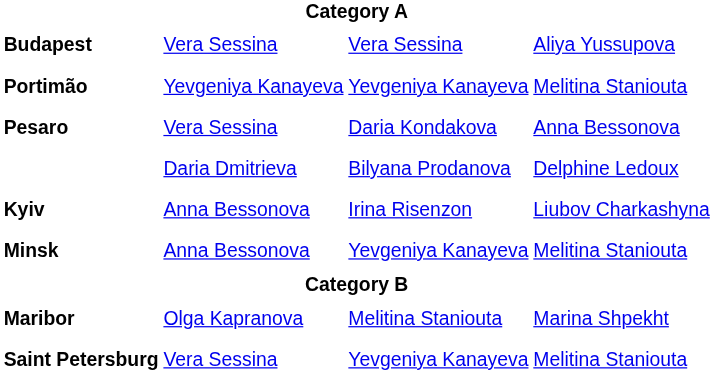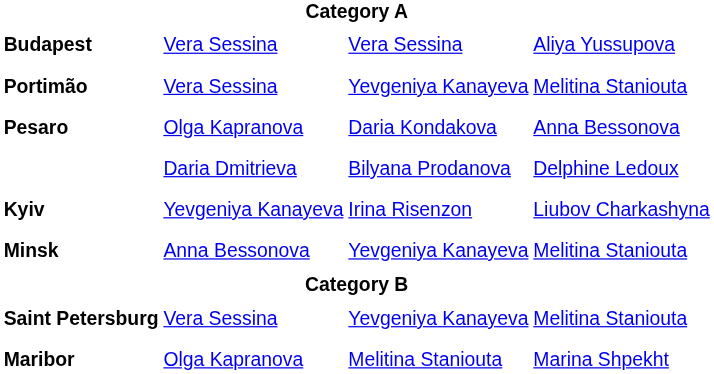(253, 86) Yevgeniya Kanayeva -> (220, 86) Vera Sessina
(220, 127) Vera Sessina -> (233, 127) Olga Kapranova
(237, 209) Anna Bessonova -> (253, 209) Yevgeniya Kanayeva
rows swapped: (81, 359) <-> (39, 318)
